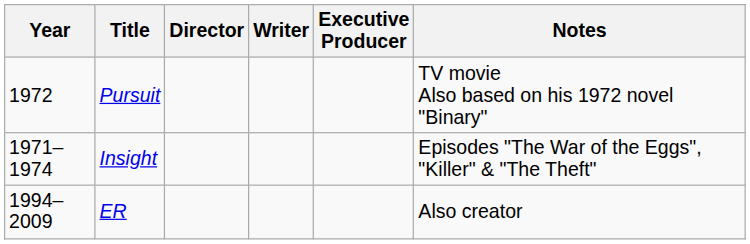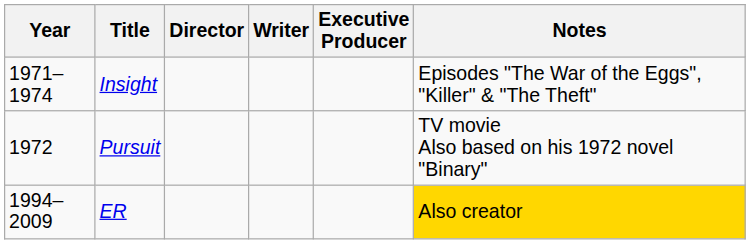rows swapped: (128, 158) <-> (130, 94)
(470, 211) no background -> (470, 211) gold background
